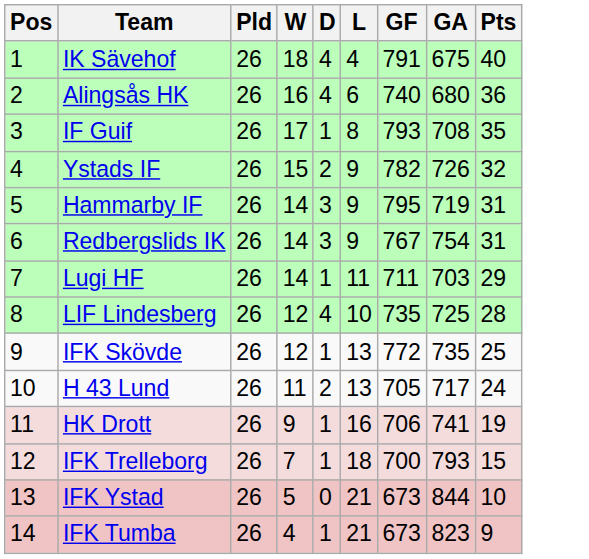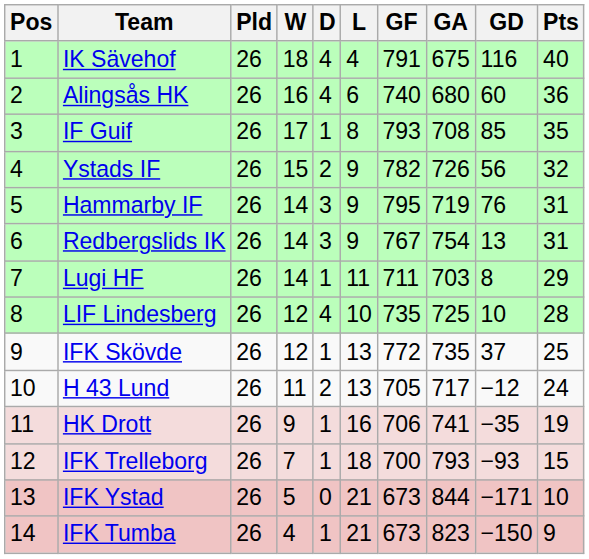+ column: (506, 22)
